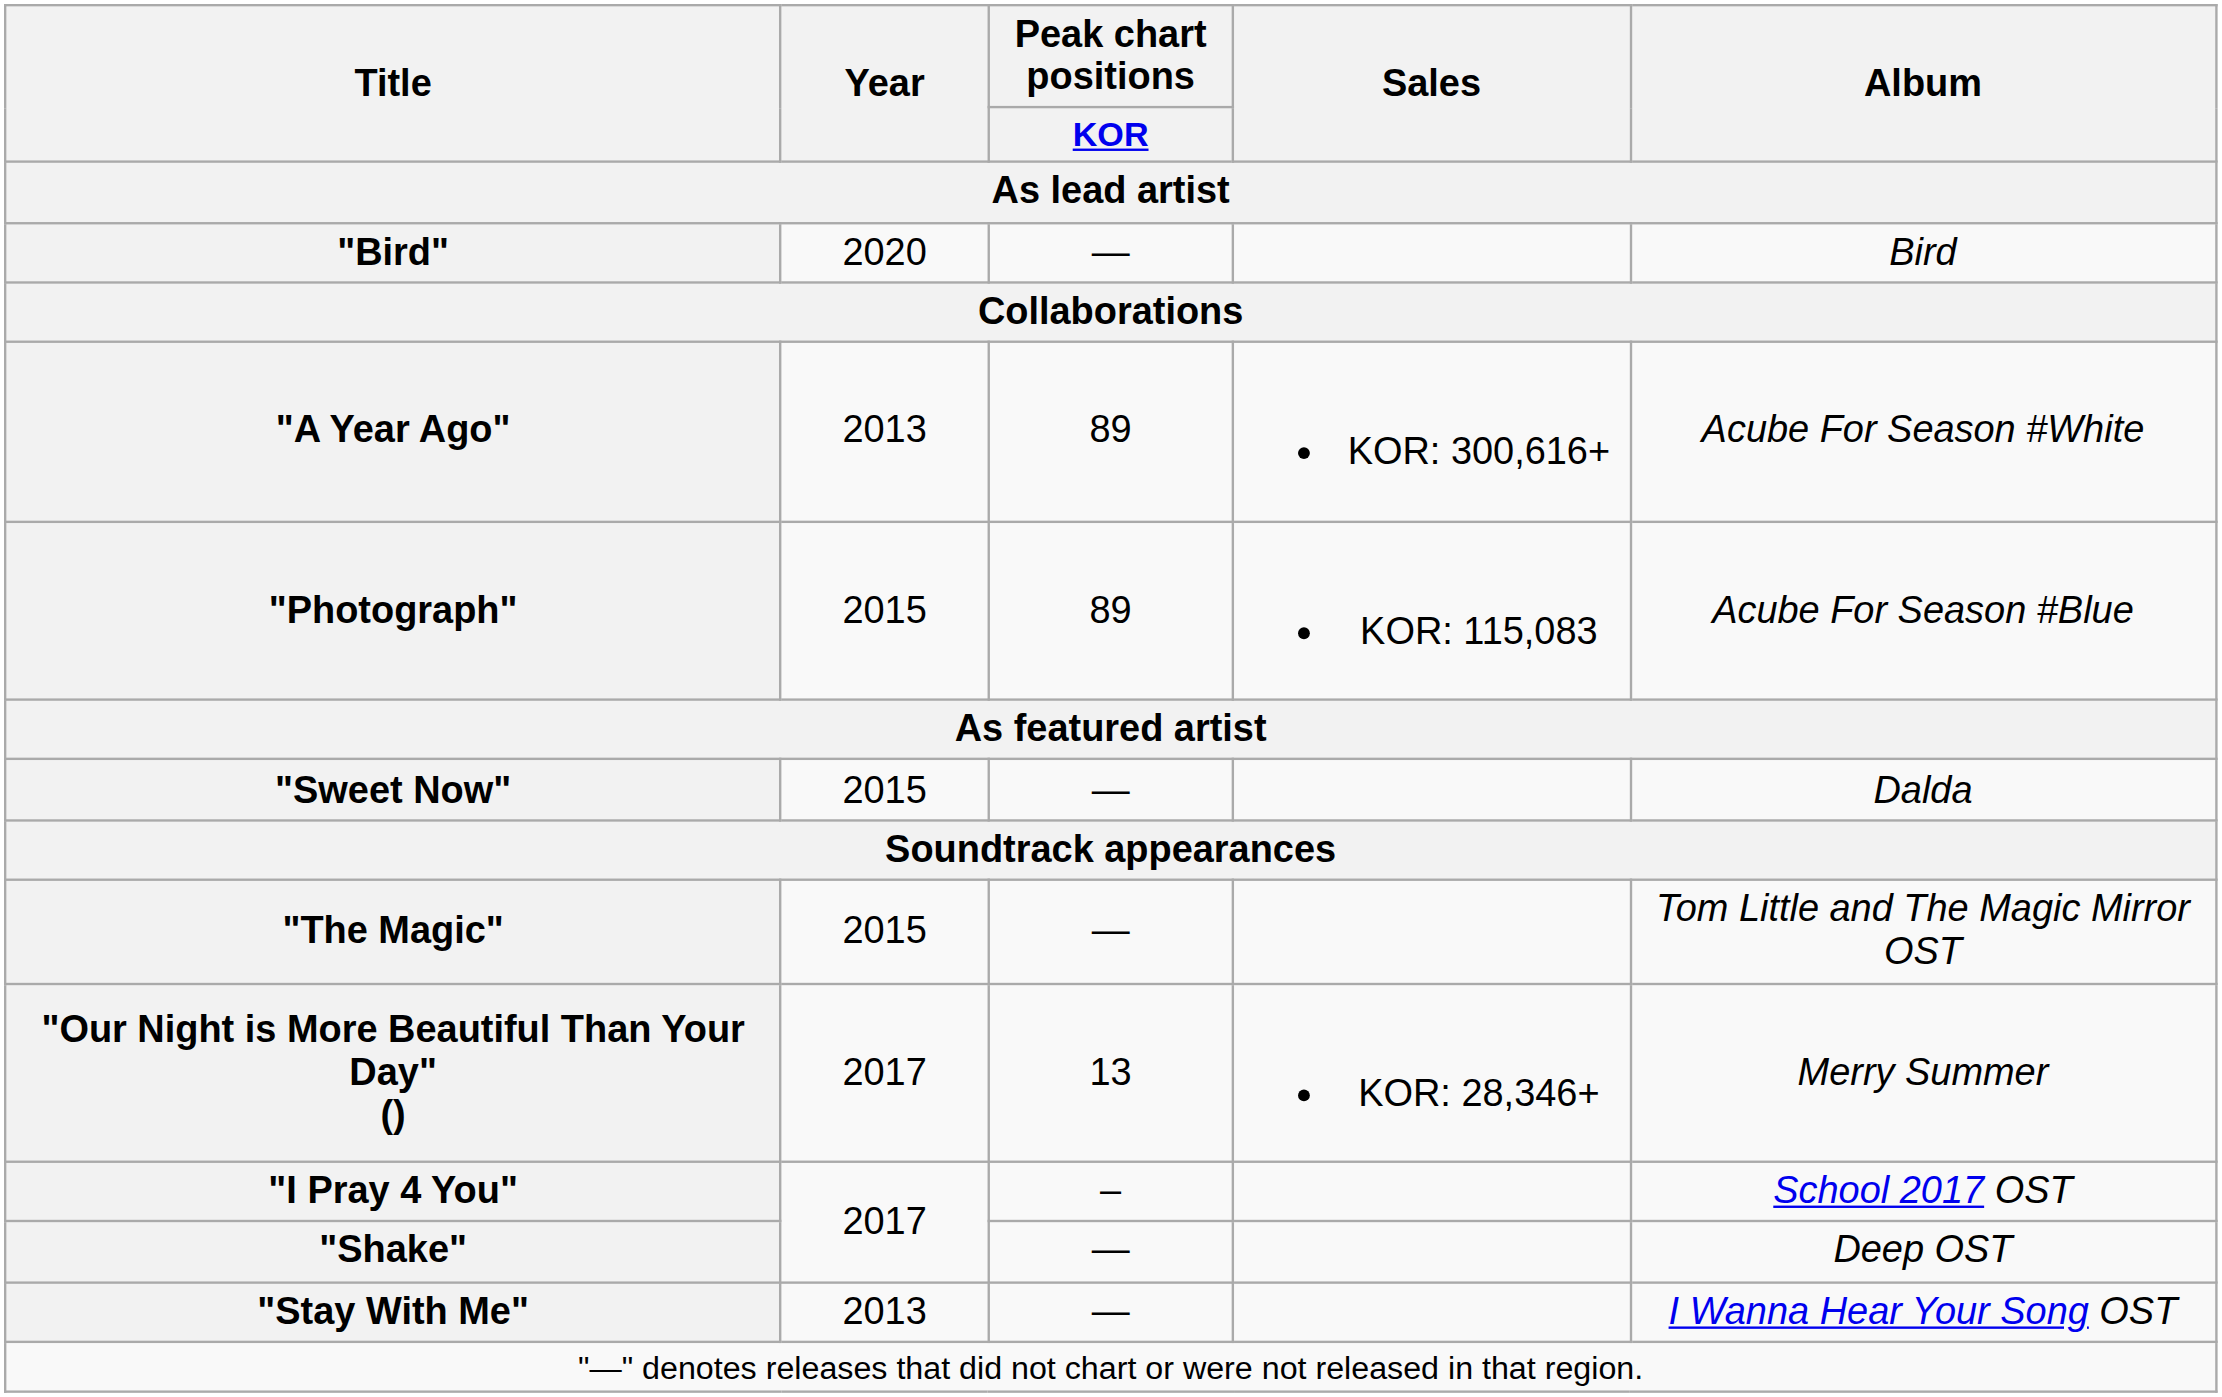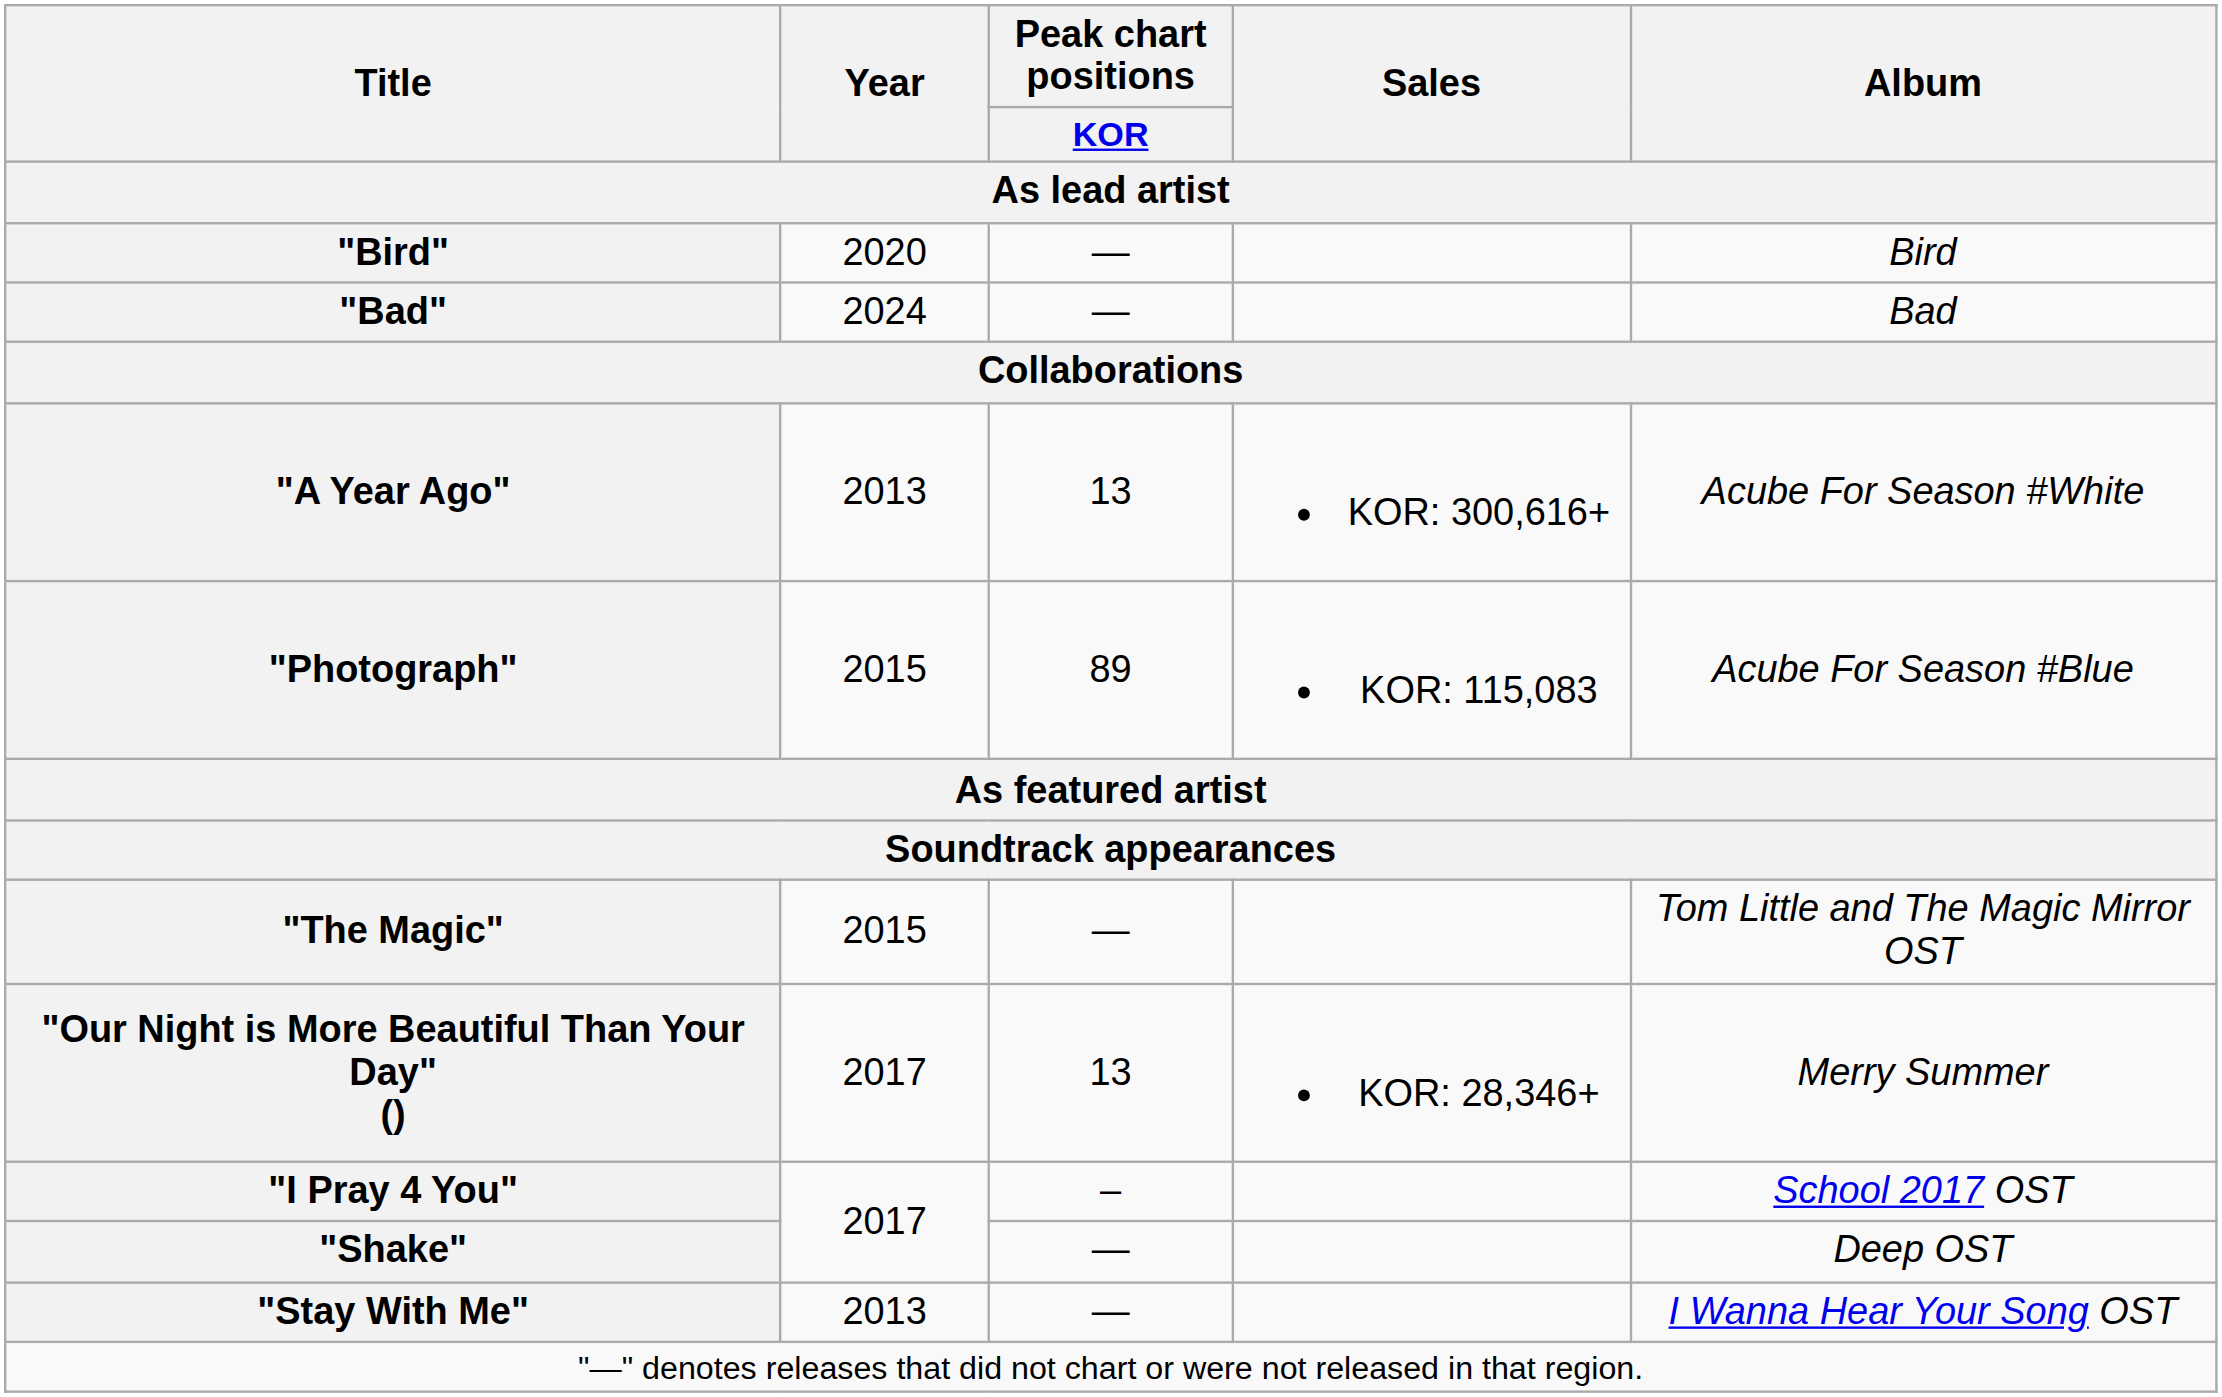+ row: (393, 311)
(1111, 430) 89 -> (1111, 491) 13
- row: (393, 789)
